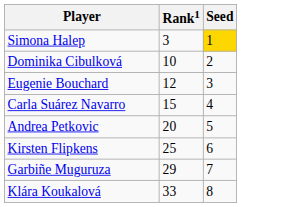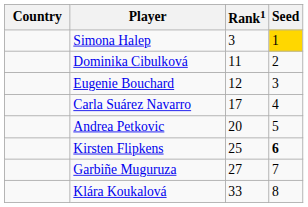+ column: (37, 17)
(169, 62) 10 -> (235, 62) 11
(169, 105) 15 -> (235, 105) 17
(210, 148) normal -> (275, 148) bold
(169, 169) 29 -> (235, 169) 27
